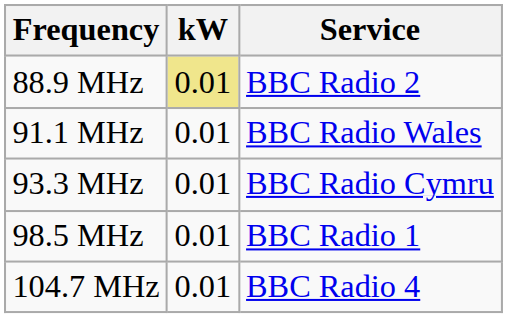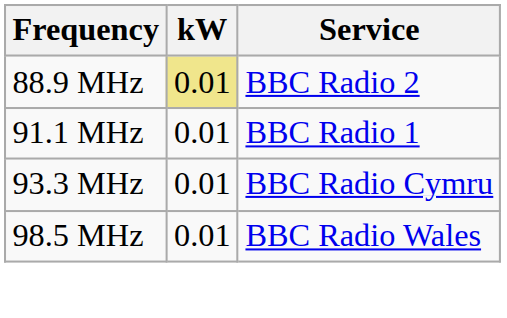(364, 132) BBC Radio Wales -> (333, 132) BBC Radio 1
(333, 235) BBC Radio 1 -> (363, 235) BBC Radio Wales
- row: (86, 286)
